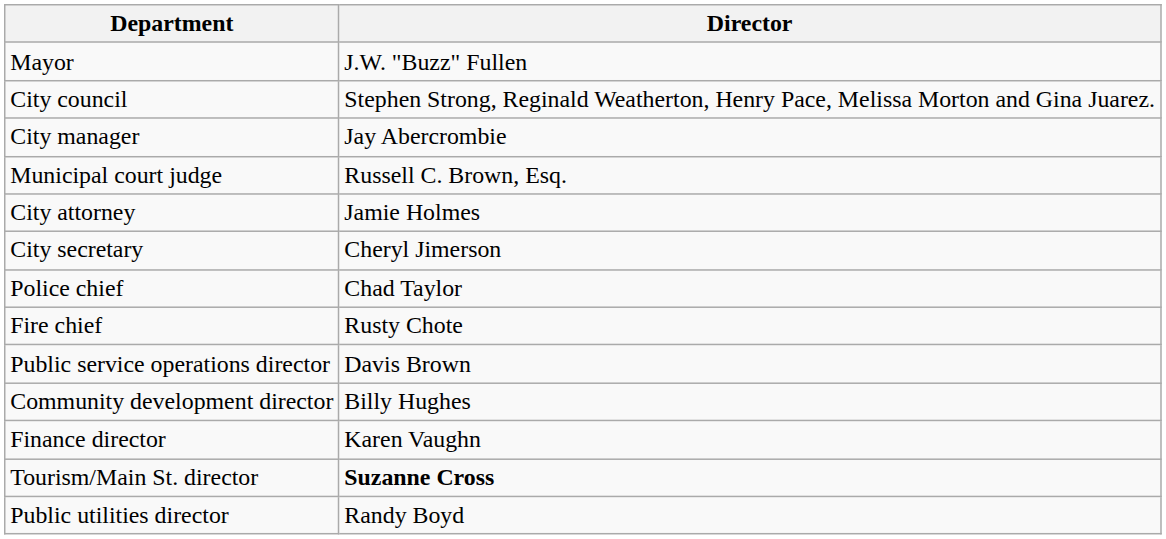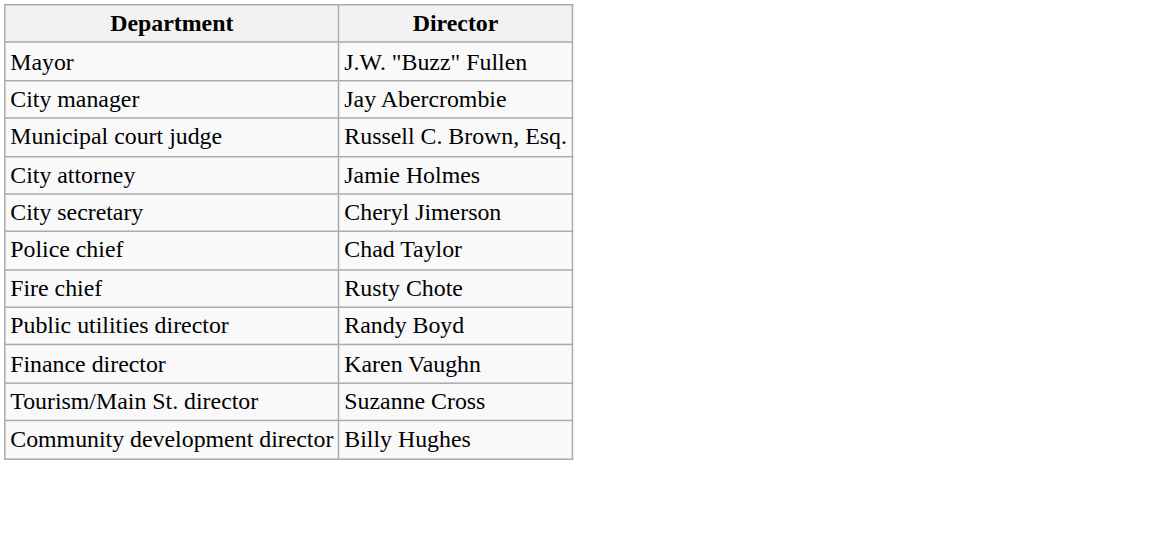- row: (69, 99)
- row: (170, 363)
rows swapped: (119, 514) <-> (172, 401)
(419, 477) bold -> (415, 401) normal
